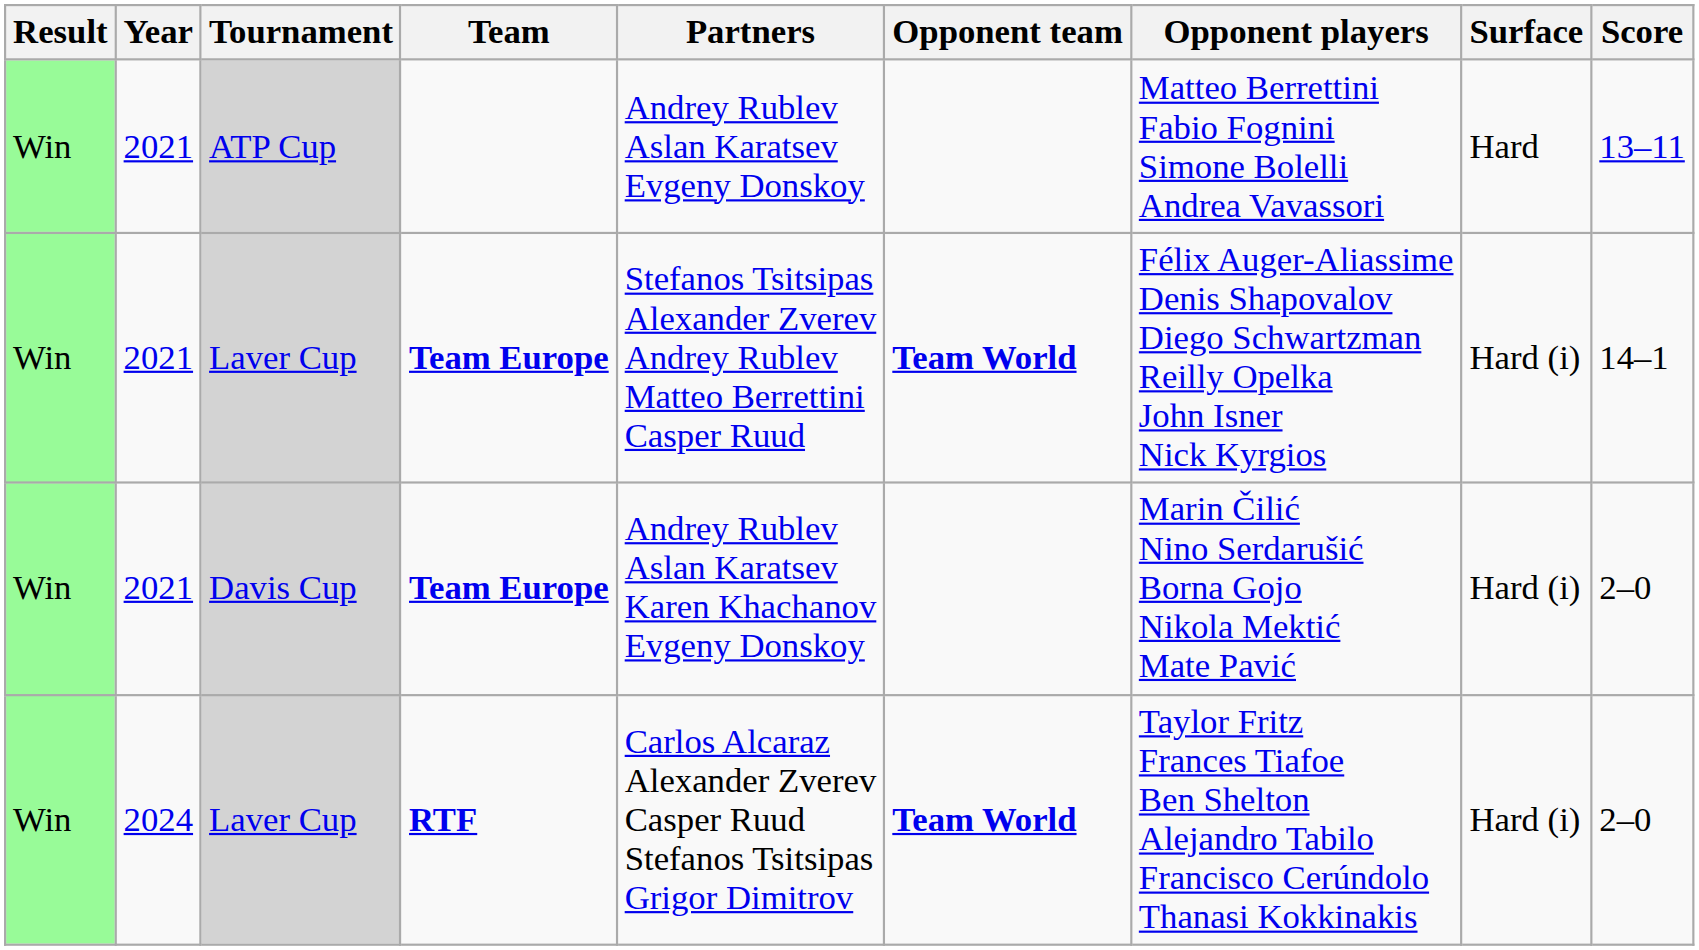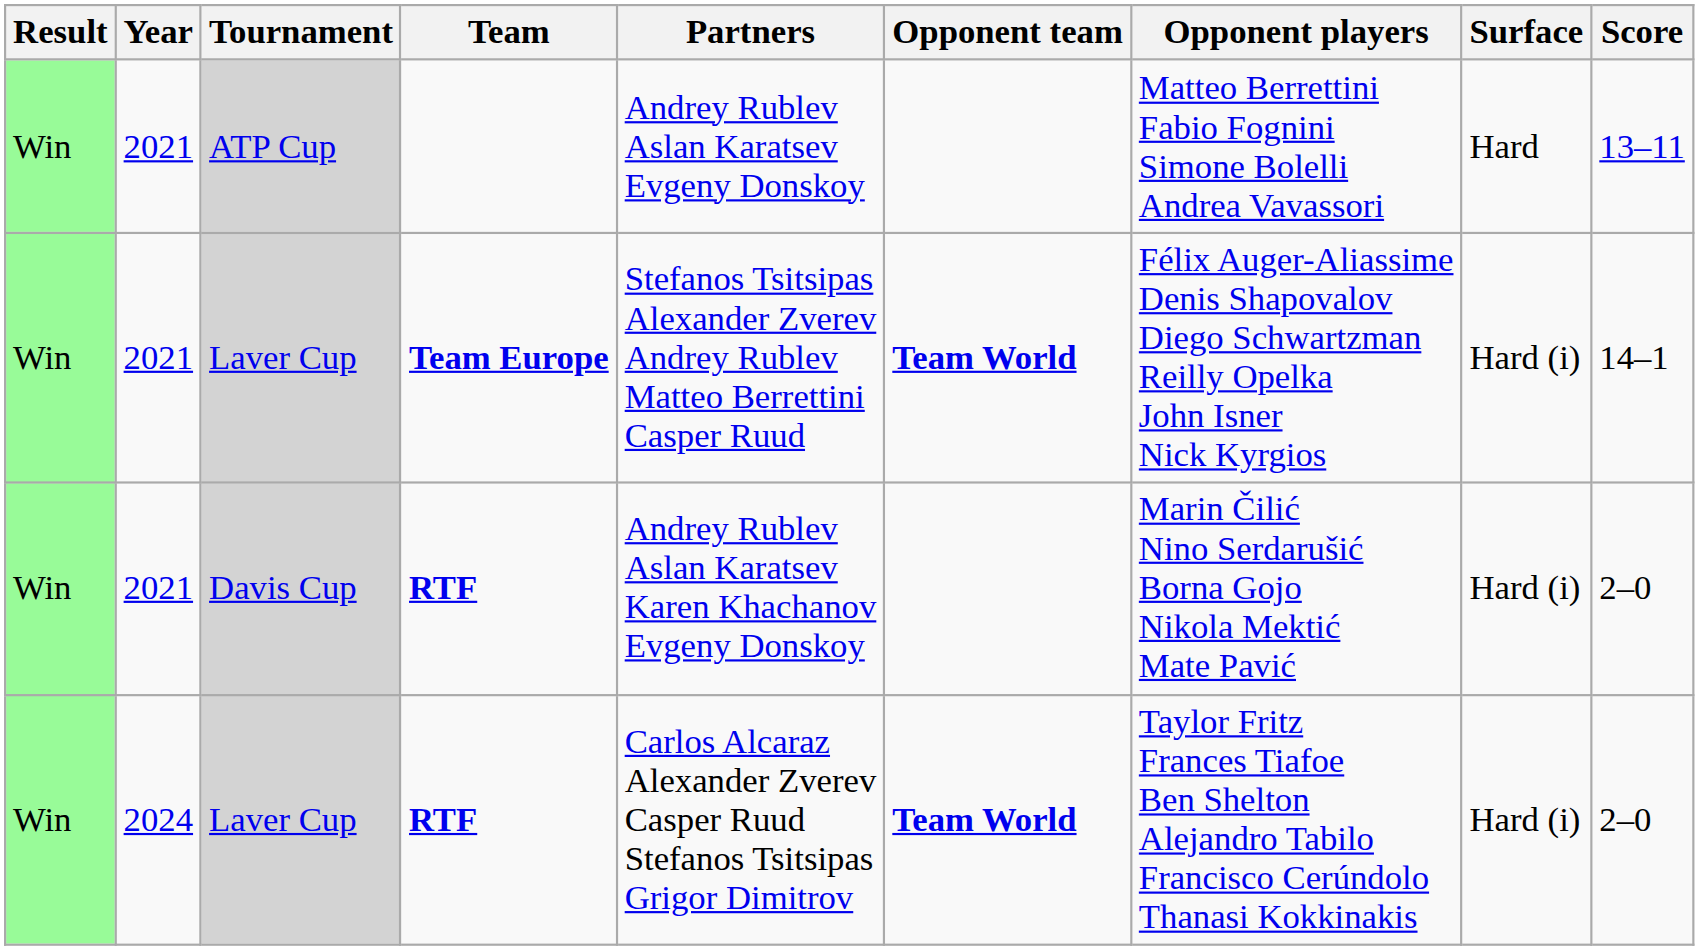(509, 587) Team Europe -> (443, 587) RTF
